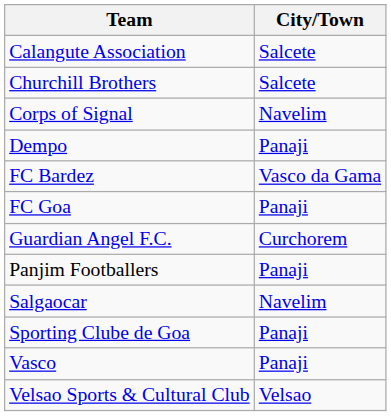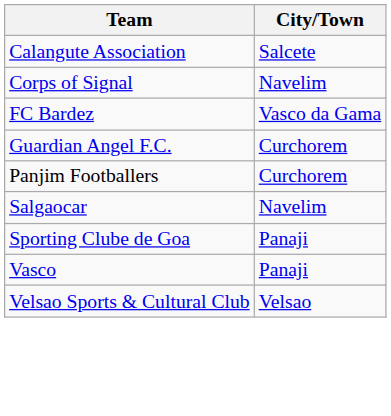- row: (83, 82)
- row: (38, 144)
- row: (40, 207)
(283, 269) Panaji -> (303, 176) Curchorem
